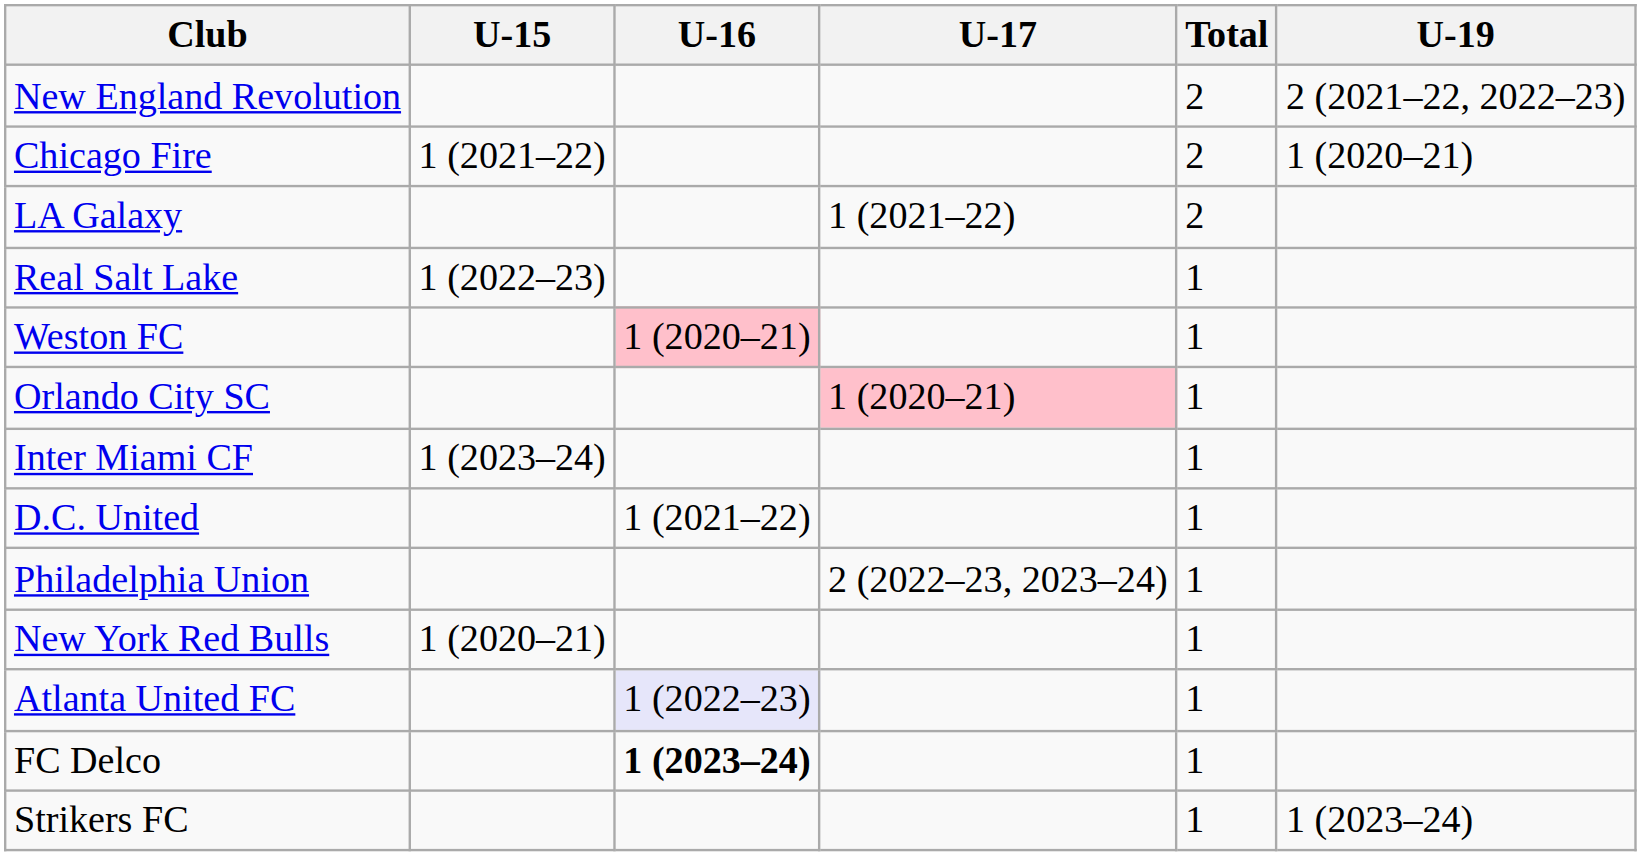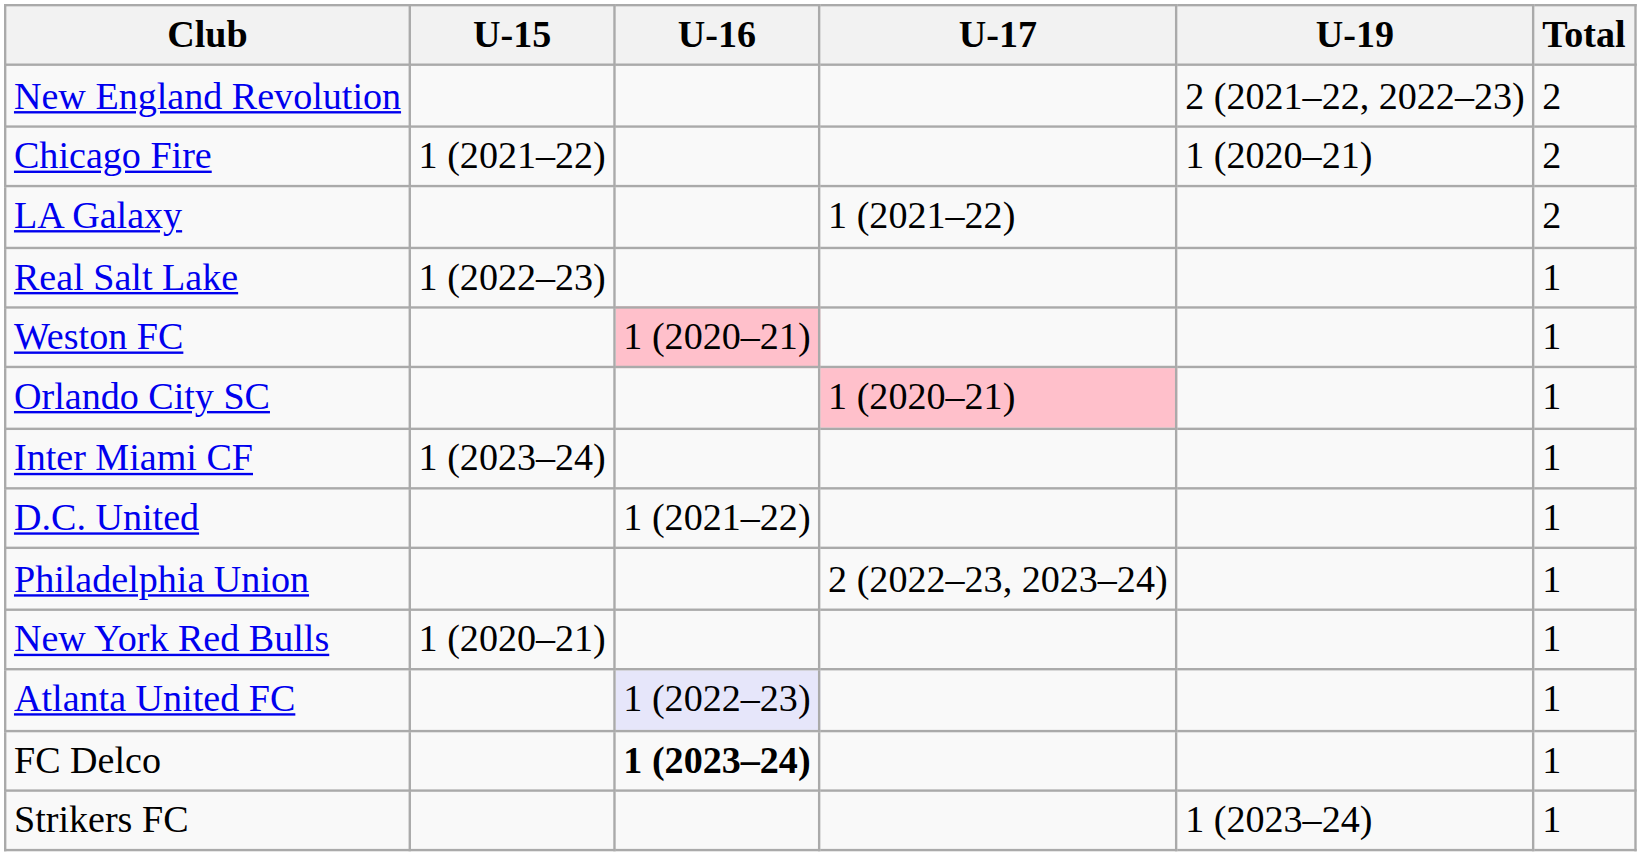columns swapped: (1456, 34) <-> (1227, 34)
